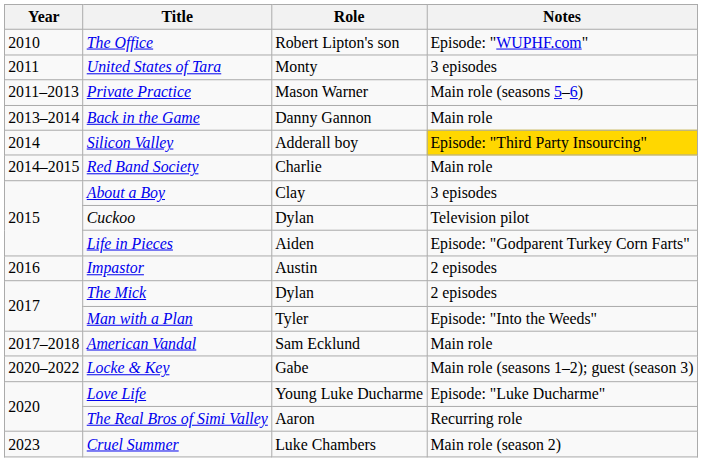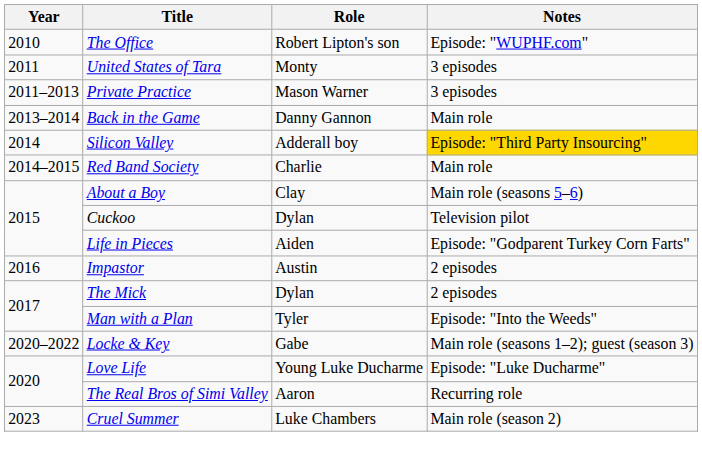(507, 92) Main role (seasons 5–6) -> (464, 92) 3 episodes
(464, 192) 3 episodes -> (507, 192) Main role (seasons 5–6)
- row: (142, 343)
